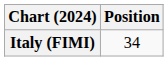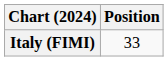(132, 42) 34 -> (132, 42) 33
